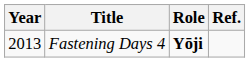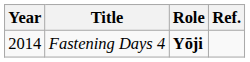(25, 43) 2013 -> (25, 43) 2014
